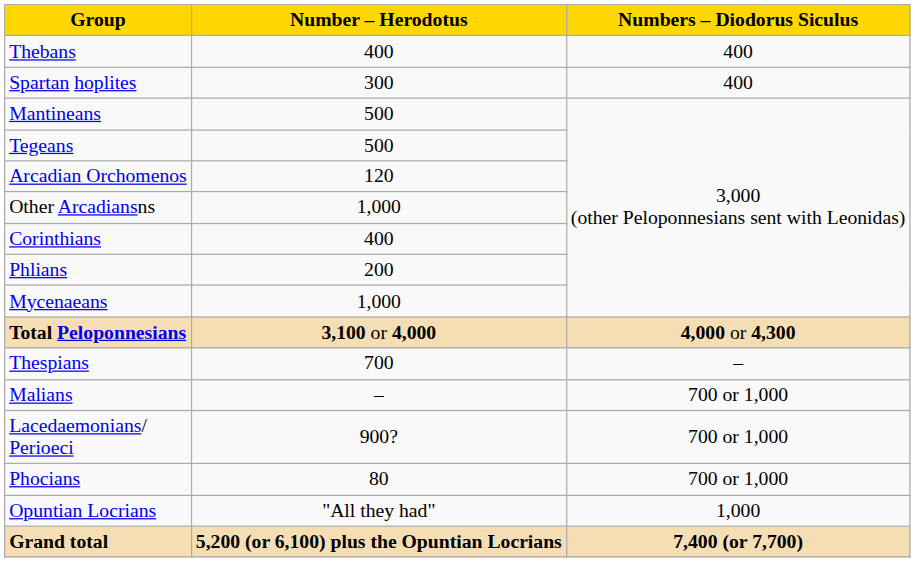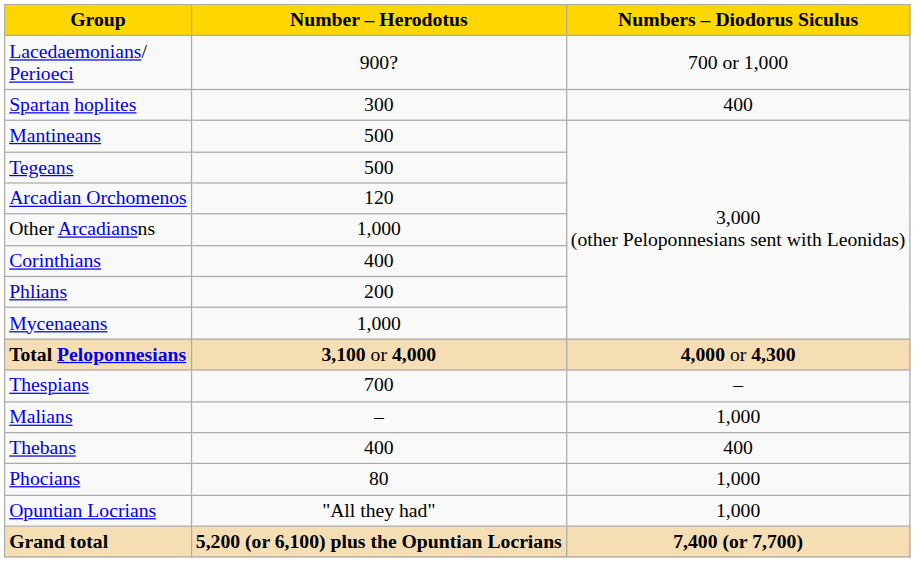rows swapped: (78, 436) <-> (42, 51)
(738, 394) 700 or 1,000 -> (738, 416) 1,000
(738, 479) 700 or 1,000 -> (738, 479) 1,000
